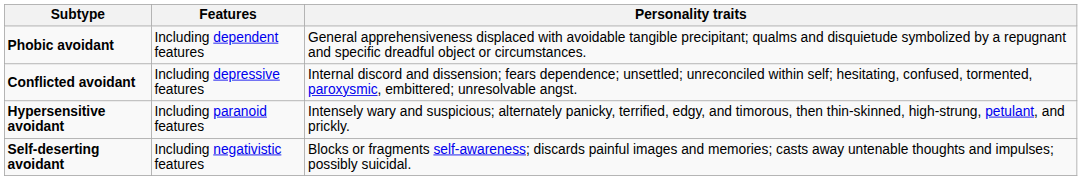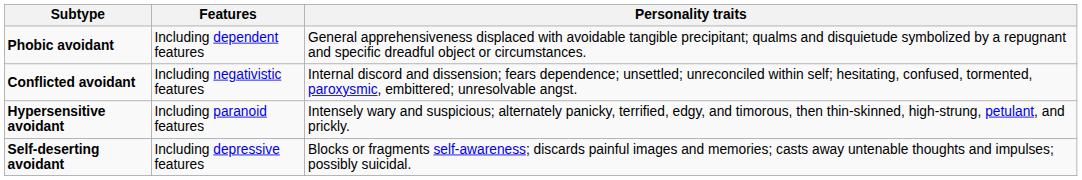(217, 82) Including depressive features -> (218, 82) Including negativistic features
(218, 156) Including negativistic features -> (217, 156) Including depressive features
